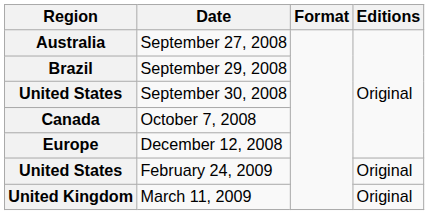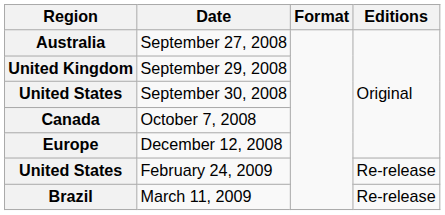(71, 68) Brazil -> (71, 68) United Kingdom
(384, 171) Original -> (396, 171) Re-release
(71, 196) United Kingdom -> (71, 196) Brazil
(384, 196) Original -> (396, 196) Re-release
